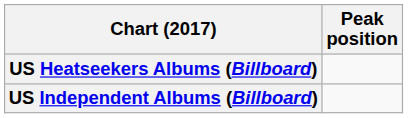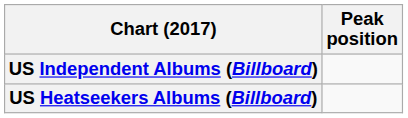rows swapped: (163, 68) <-> (163, 98)
